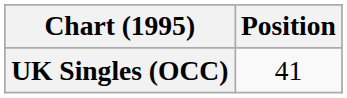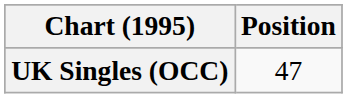(288, 69) 41 -> (288, 69) 47
